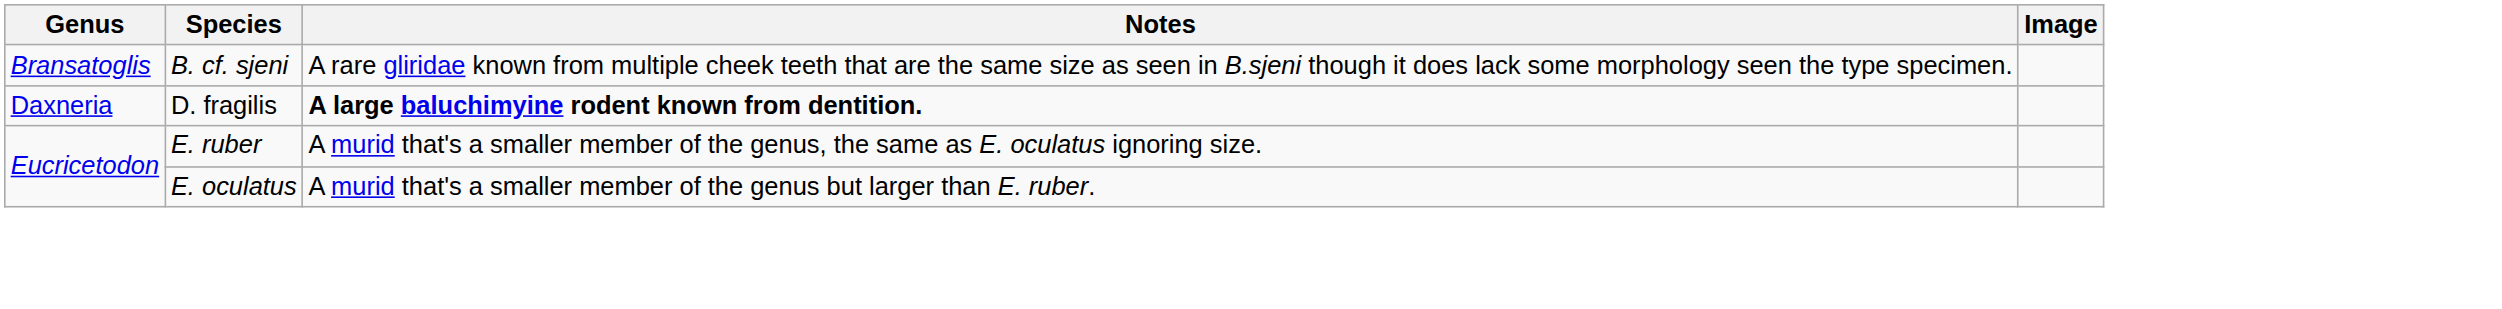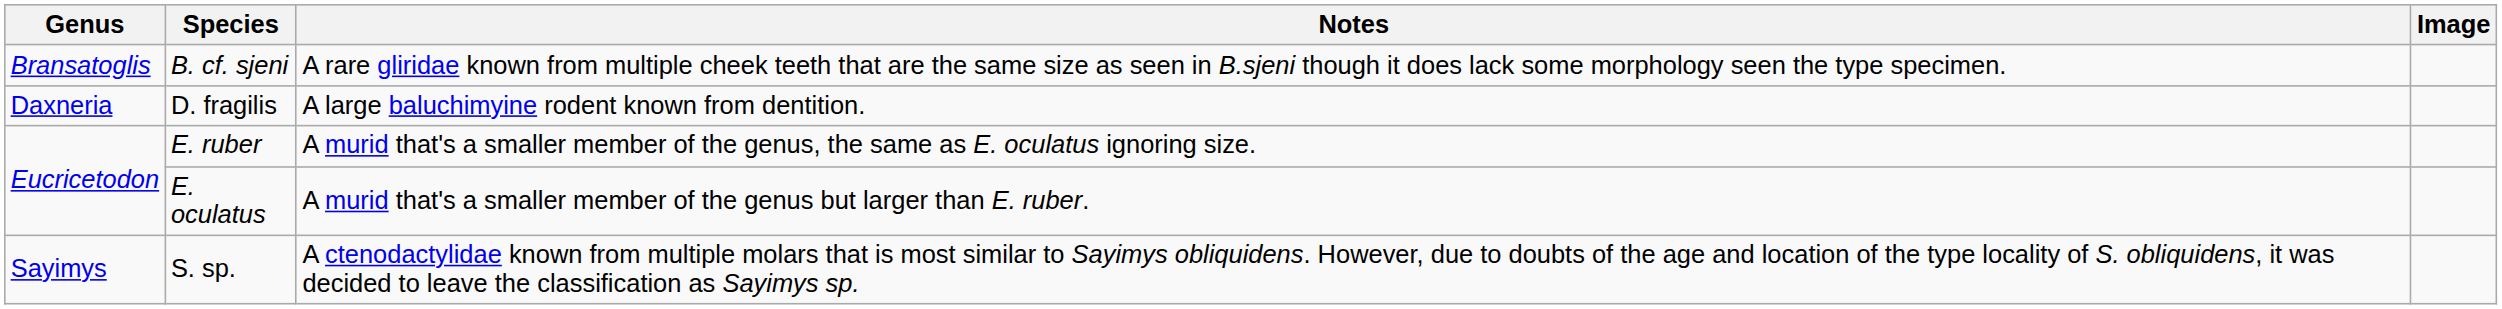(615, 105) bold -> (584, 105) normal
+ row: (203, 269)
